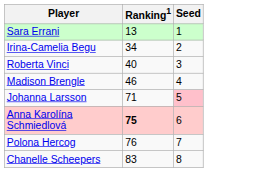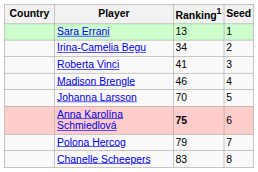+ column: (29, 14)
(131, 65) 40 -> (181, 65) 41
(131, 98) 71 -> (181, 98) 70
(179, 98) pink background -> (229, 98) no background
(131, 142) 76 -> (181, 142) 79
